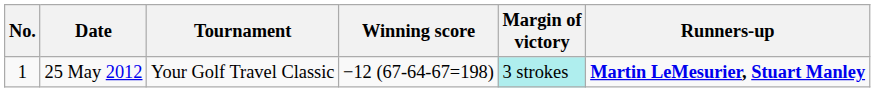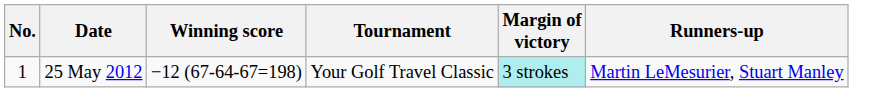columns swapped: (243, 30) <-> (418, 30)
(728, 71) bold -> (717, 71) normal
